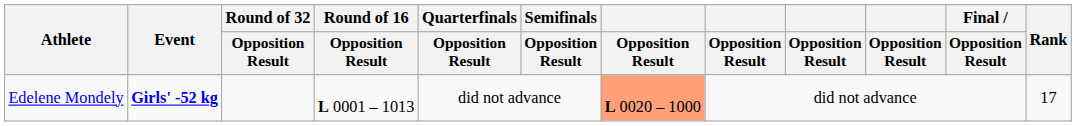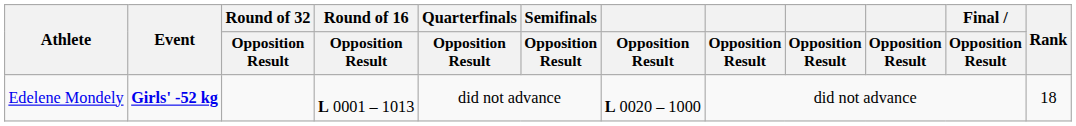(653, 107) lightsalmon background -> (653, 107) no background
(1048, 98) 17 -> (1048, 98) 18
